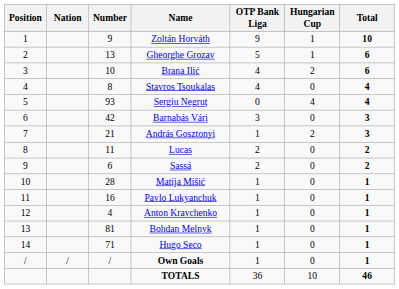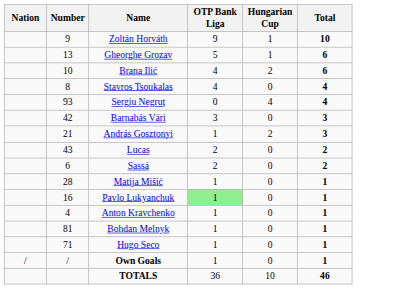- column: (25, 18)
(110, 150) 11 -> (68, 150) 43
(257, 197) no background -> (215, 197) lightgreen background
